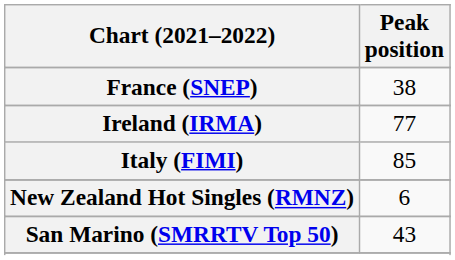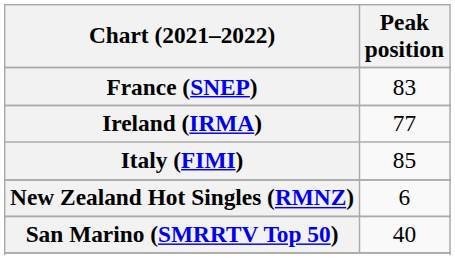(404, 86) 38 -> (404, 86) 83
(404, 234) 43 -> (404, 234) 40
